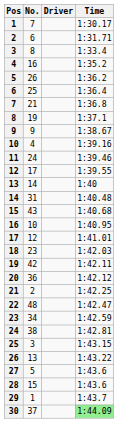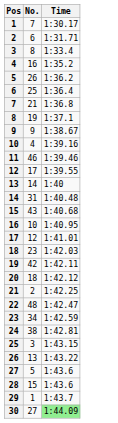- column: (58, 11)
(32, 158) 24 -> (32, 158) 46
(32, 278) 36 -> (32, 278) 18
(32, 411) 37 -> (32, 411) 27
